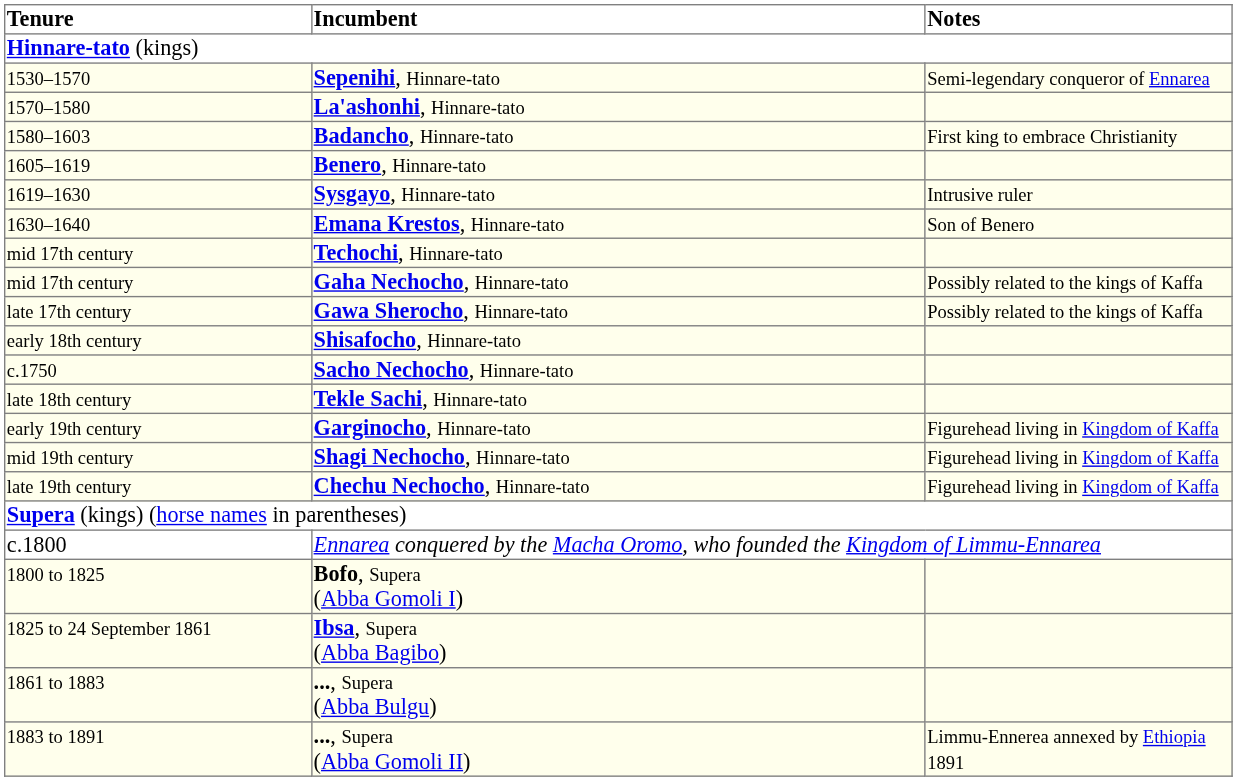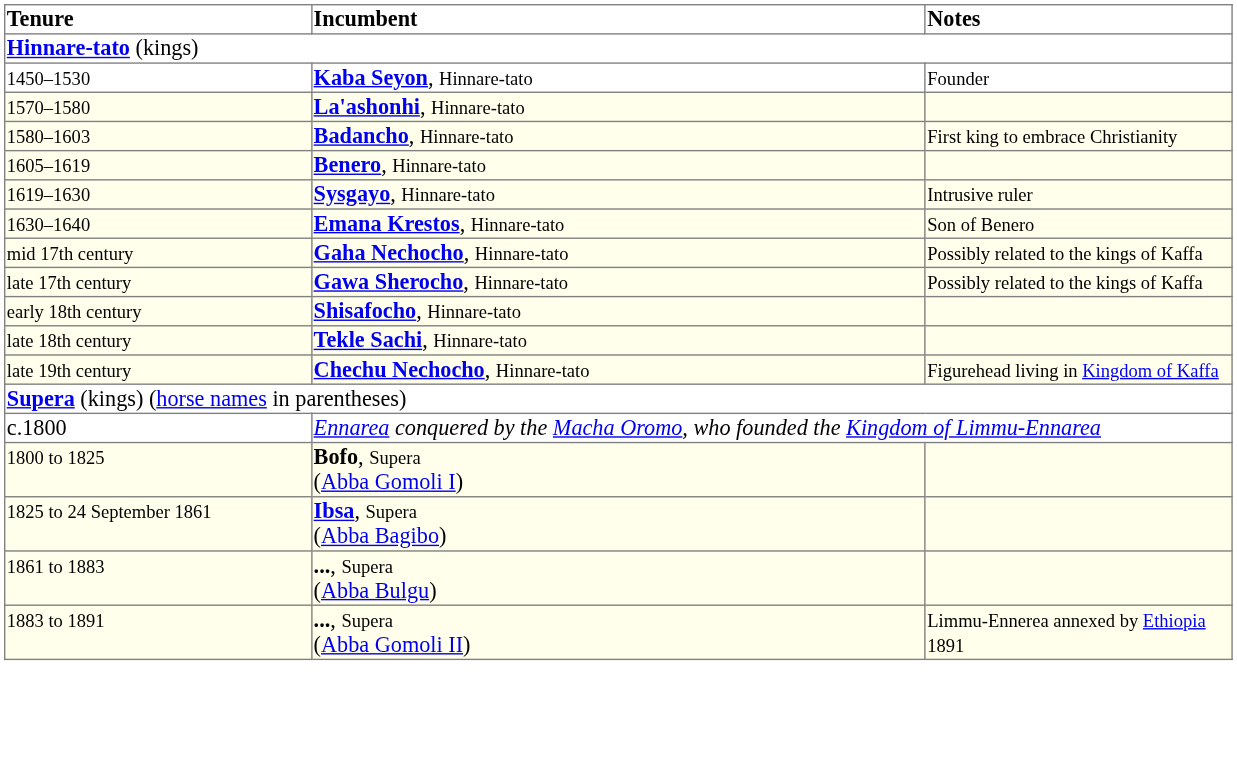+ row: (423, 77)
- row: (407, 77)
- row: (408, 252)
- row: (444, 369)
- row: (422, 427)
- row: (442, 456)
